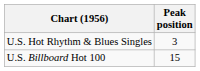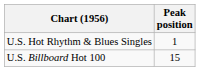(175, 41) 3 -> (175, 41) 1
